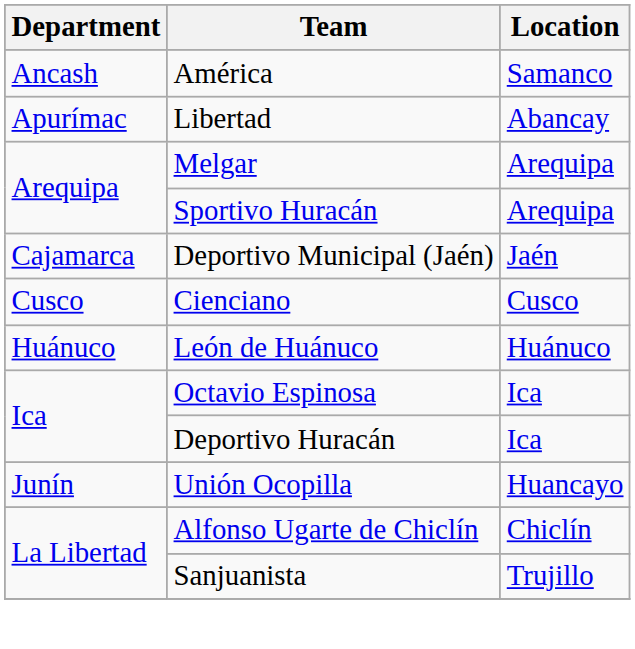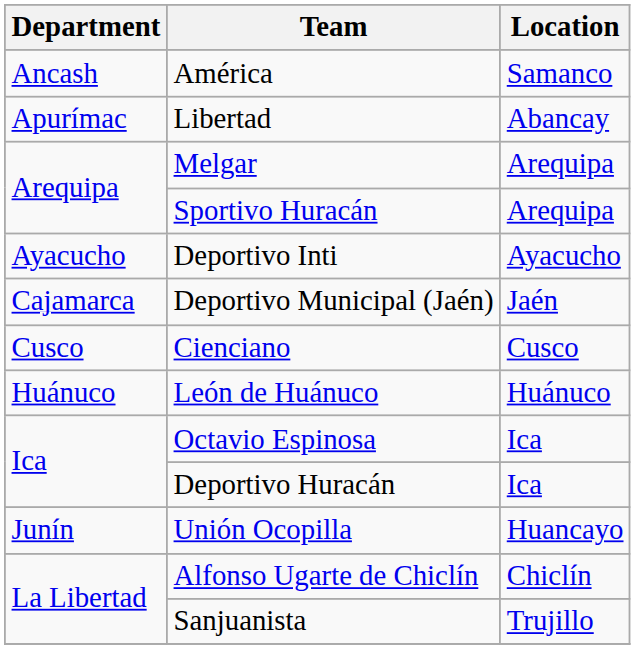+ row: (256, 255)
